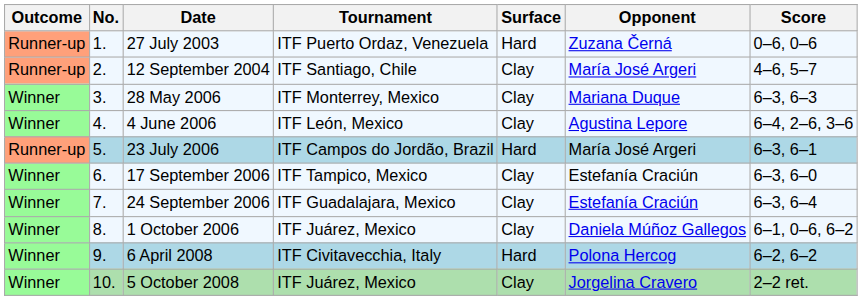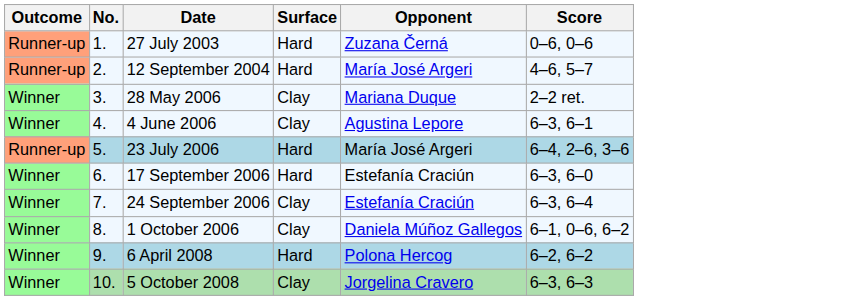- column: (385, 17)
(518, 70) Clay -> (295, 70) Hard
(785, 96) 6–3, 6–3 -> (557, 96) 2–2 ret.
(803, 123) 6–4, 2–6, 3–6 -> (561, 123) 6–3, 6–1
(785, 149) 6–3, 6–1 -> (579, 149) 6–4, 2–6, 3–6
(518, 175) Clay -> (295, 175) Hard
(781, 281) 2–2 ret. -> (561, 281) 6–3, 6–3
